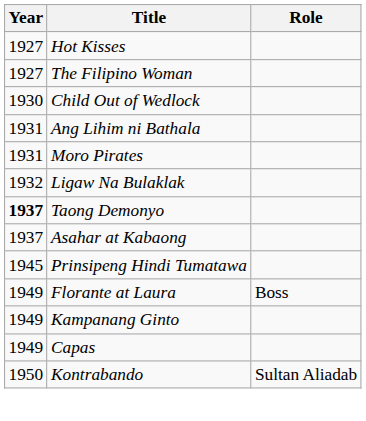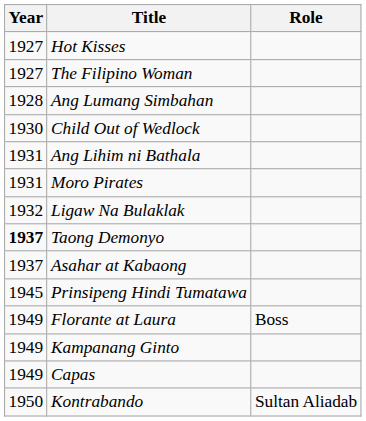+ row: (132, 100)
